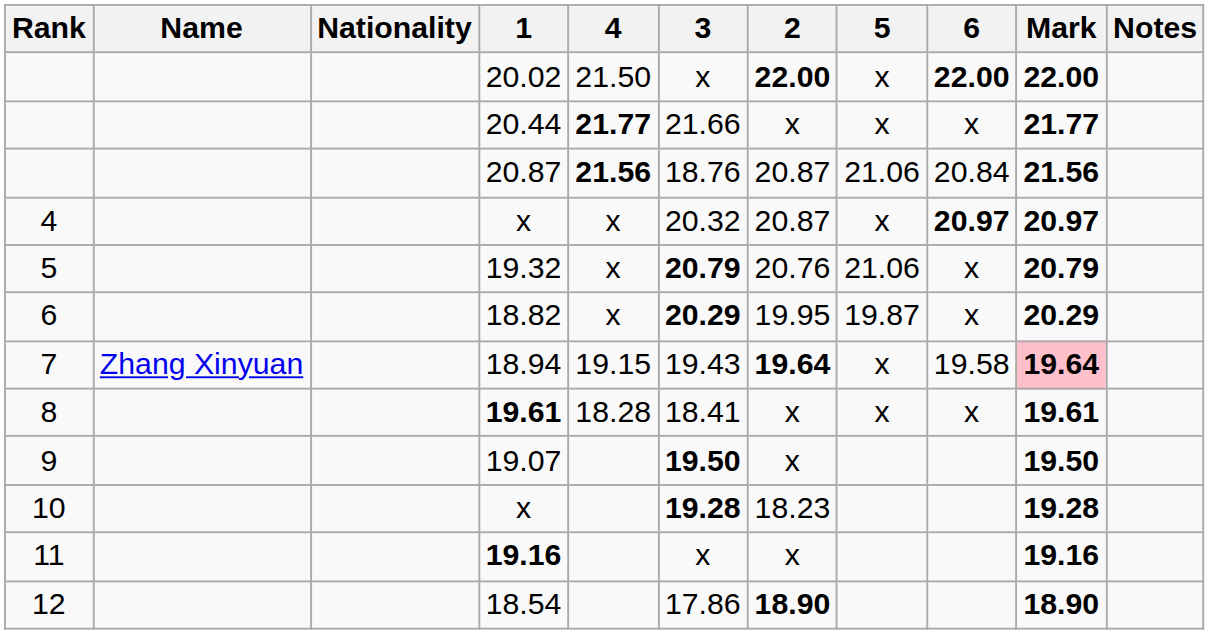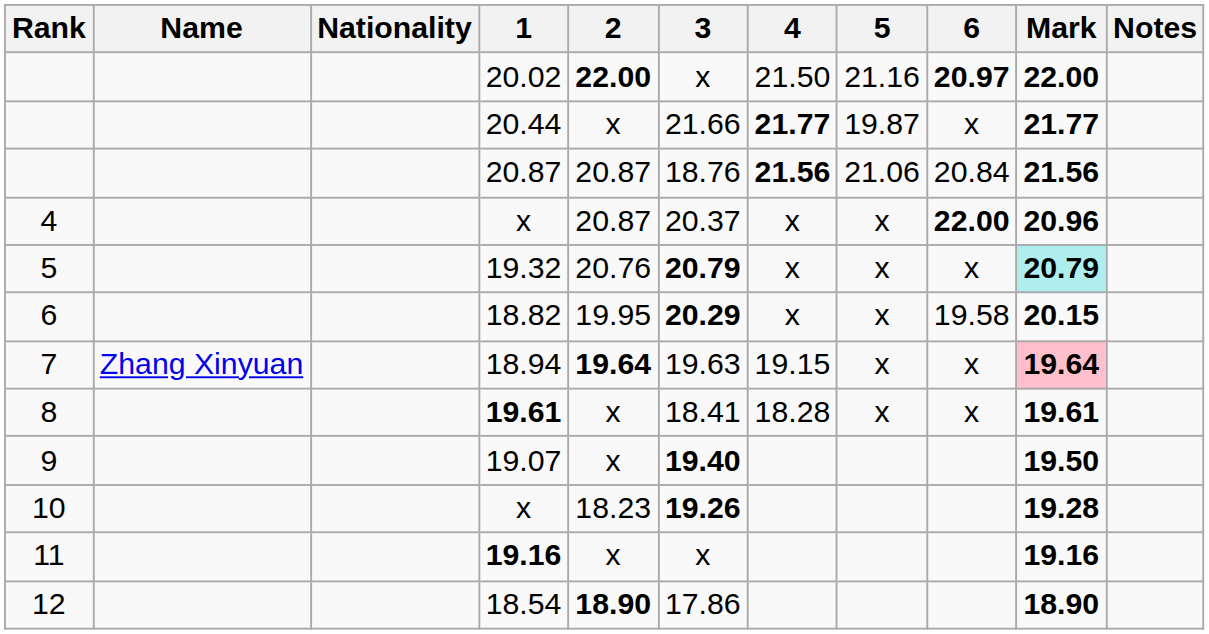columns swapped: (792, 28) <-> (613, 28)
(882, 76) x -> (882, 76) 21.16
(972, 76) 22.00 -> (972, 76) 20.97
(882, 124) x -> (882, 124) 19.87
(703, 220) 20.32 -> (703, 220) 20.37
(972, 220) 20.97 -> (972, 220) 22.00
(1061, 220) 20.97 -> (1061, 220) 20.96
(882, 268) 21.06 -> (882, 268) x
(1061, 268) no background -> (1061, 268) paleturquoise background
(882, 316) 19.87 -> (882, 316) x
(972, 316) x -> (972, 316) 19.58
(1061, 316) 20.29 -> (1061, 316) 20.15
(703, 364) 19.43 -> (703, 364) 19.63
(972, 364) 19.58 -> (972, 364) x
(703, 460) 19.50 -> (703, 460) 19.40
(703, 508) 19.28 -> (703, 508) 19.26
